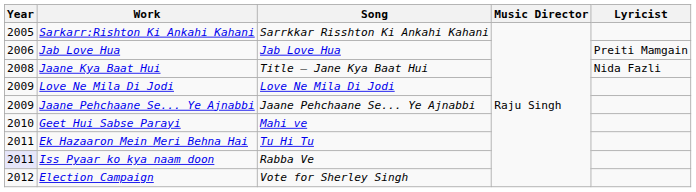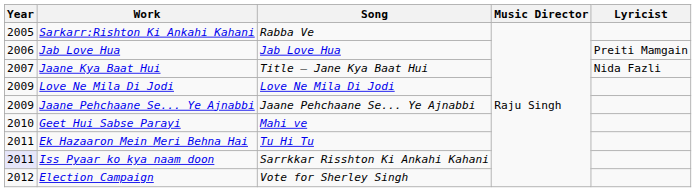(374, 32) Sarrkkar Risshton Ki Ankahi Kahani -> (287, 32) Rabba Ve
(21, 68) 2008 -> (21, 68) 2007
(287, 159) Rabba Ve -> (374, 159) Sarrkkar Risshton Ki Ankahi Kahani
